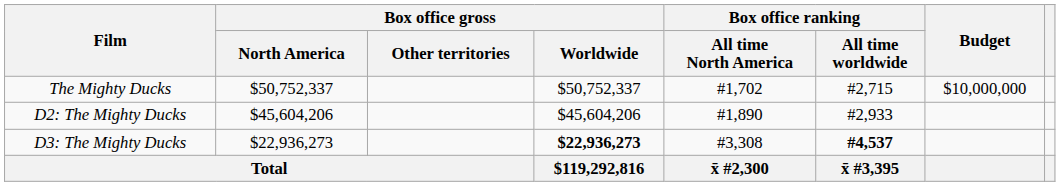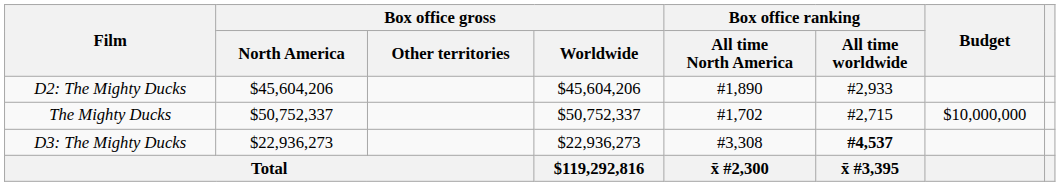rows swapped: (110, 89) <-> (110, 115)
(599, 141) bold -> (599, 141) normal
